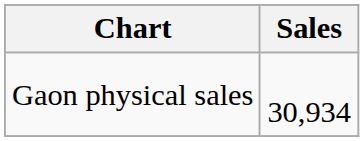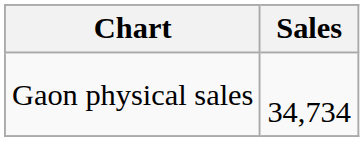(309, 111) 30,934 -> (309, 111) 34,734
